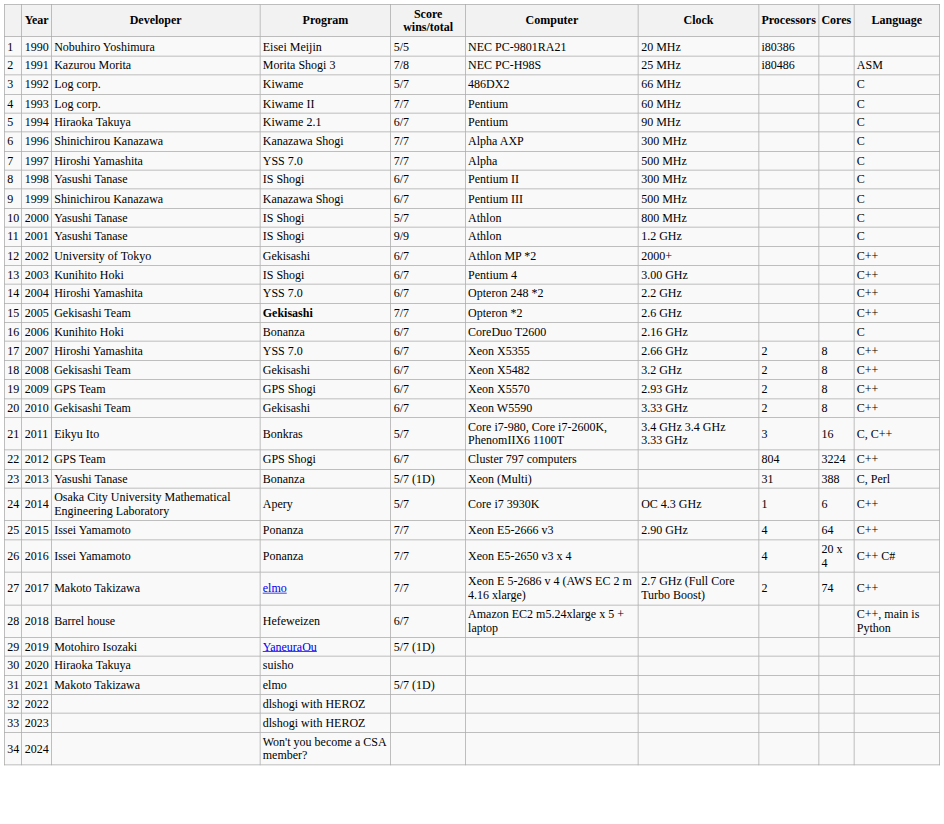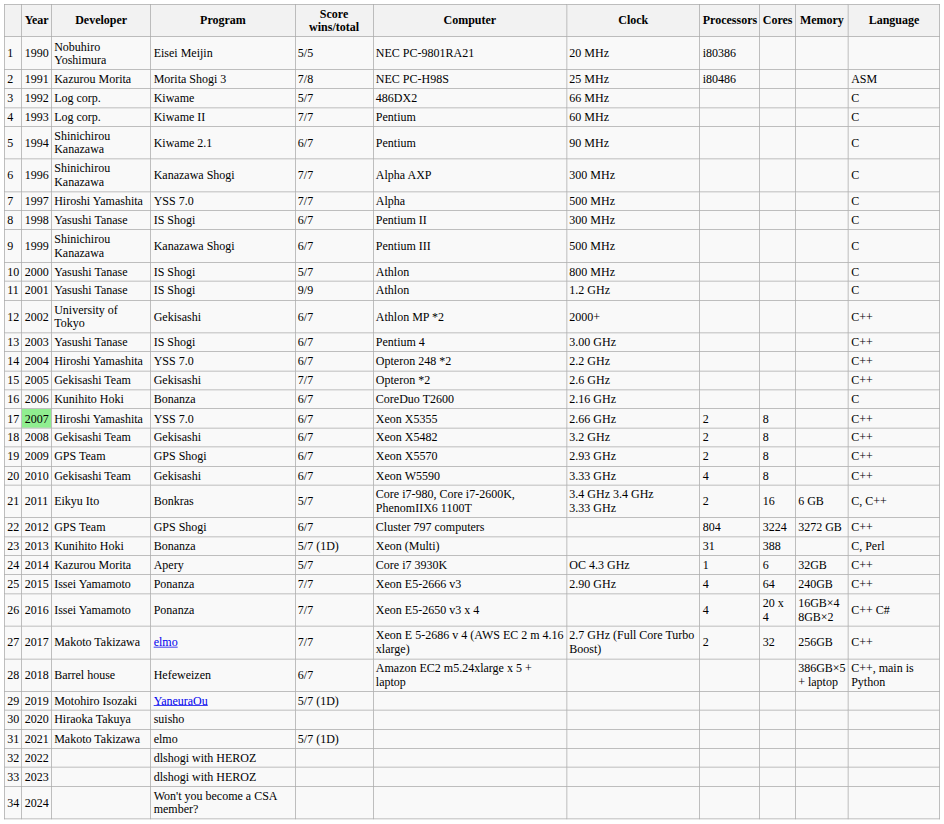+ column: (822, 20)
(92, 122) Hiraoka Takuya -> (82, 142) Shinichirou Kanazawa
(89, 274) Kunihito Hoki -> (91, 342) Yasushi Tanase
(288, 312) bold -> (177, 380) normal
(37, 351) no background -> (37, 418) lightgreen background
(764, 408) 2 -> (706, 475) 4
(764, 433) 3 -> (706, 501) 2
(91, 478) Yasushi Tanase -> (89, 546) Kunihito Hoki
(142, 504) Osaka City University Mathematical Engineering Laboratory -> (93, 565) Kazurou Morita
(827, 588) 74 -> (769, 642) 32
